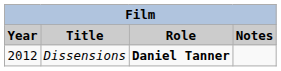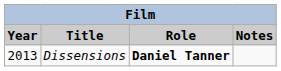(22, 55) 2012 -> (22, 55) 2013
